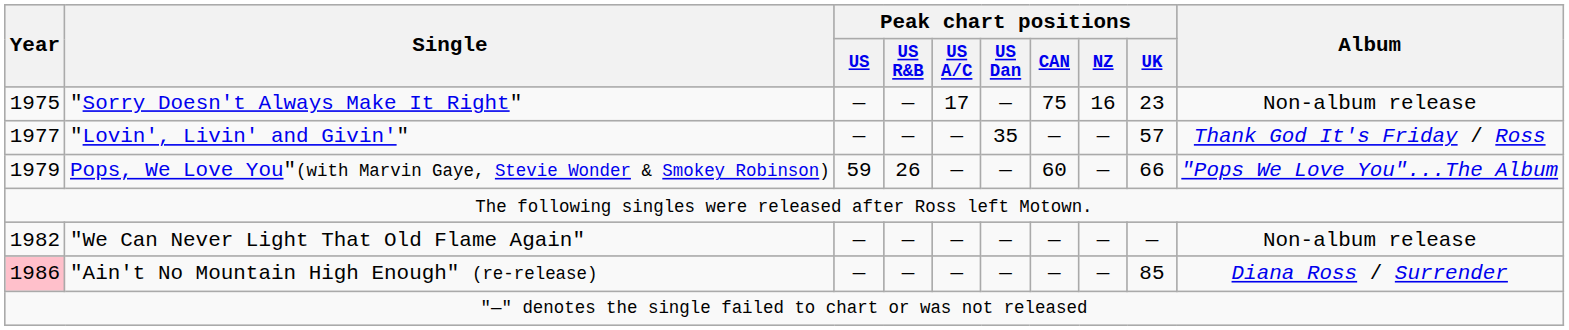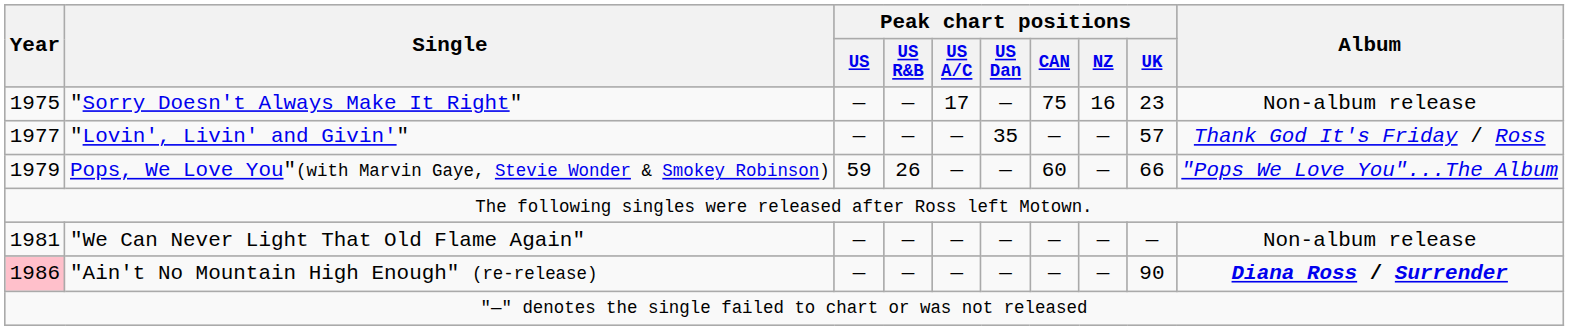(35, 240) 1982 -> (35, 240) 1981
(1152, 274) 85 -> (1152, 274) 90
(1370, 274) normal -> (1370, 274) bold
